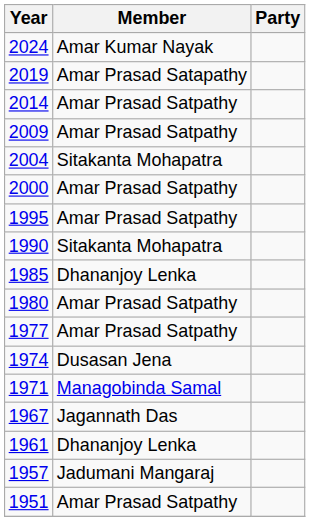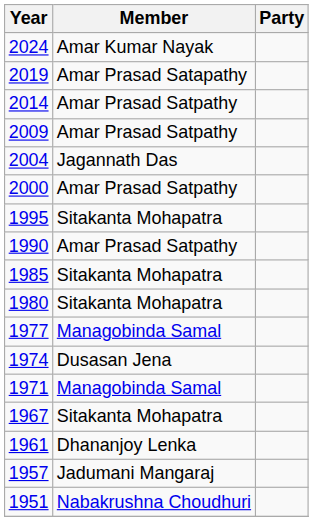(140, 160) Sitakanta Mohapatra -> (117, 160) Jagannath Das
(147, 217) Amar Prasad Satpathy -> (140, 217) Sitakanta Mohapatra
(140, 246) Sitakanta Mohapatra -> (147, 246) Amar Prasad Satpathy
(127, 274) Dhananjoy Lenka -> (140, 274) Sitakanta Mohapatra
(147, 302) Amar Prasad Satpathy -> (140, 302) Sitakanta Mohapatra
(147, 331) Amar Prasad Satpathy -> (139, 331) Managobinda Samal
(117, 416) Jagannath Das -> (140, 416) Sitakanta Mohapatra
(147, 501) Amar Prasad Satpathy -> (154, 501) Nabakrushna Choudhuri
